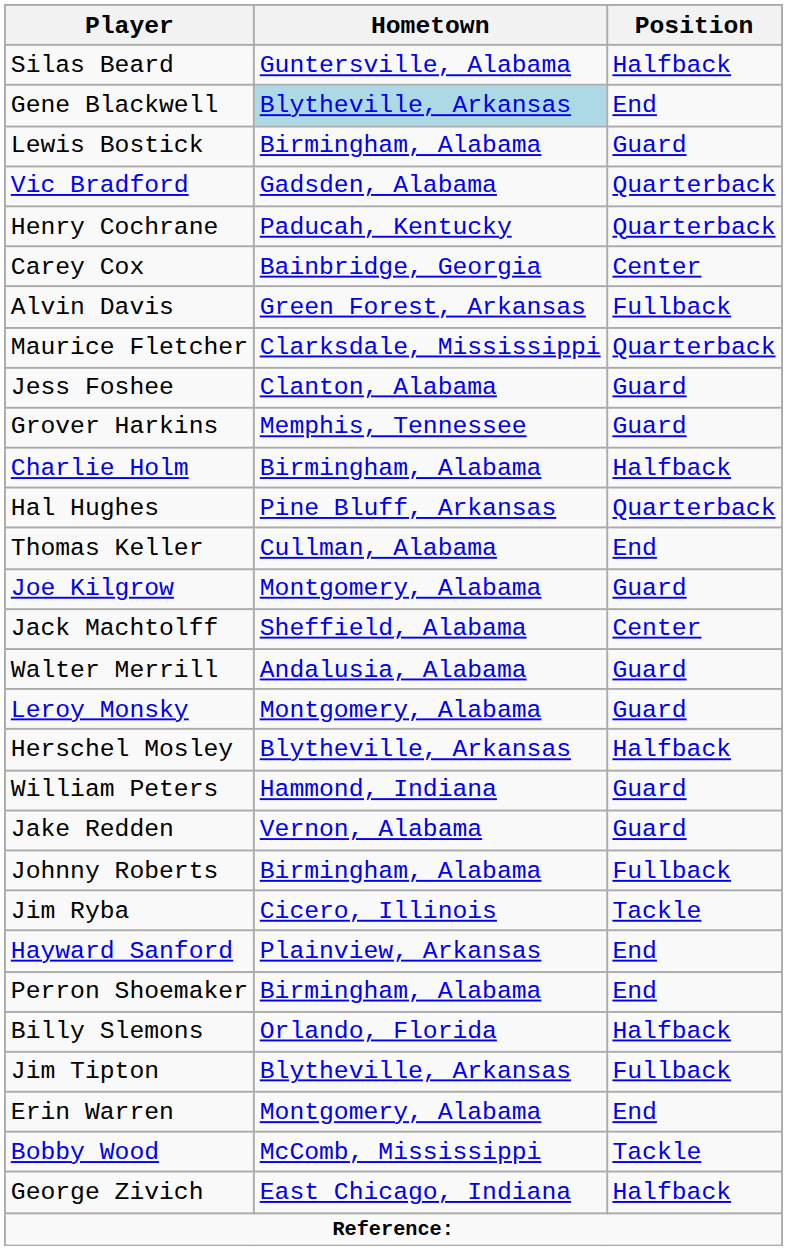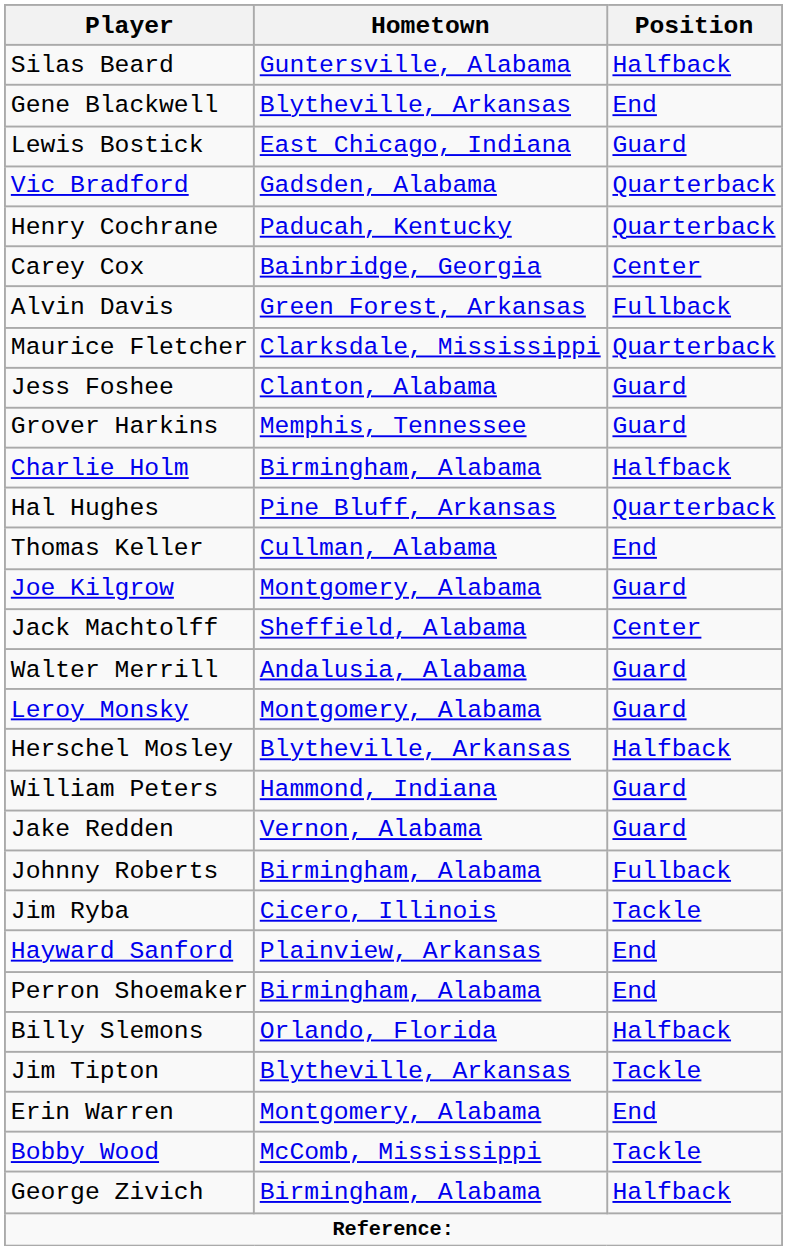(415, 106) lightblue background -> (415, 106) no background
(401, 146) Birmingham, Alabama -> (415, 146) East Chicago, Indiana
(672, 1072) Fullback -> (657, 1072) Tackle
(415, 1193) East Chicago, Indiana -> (401, 1193) Birmingham, Alabama
